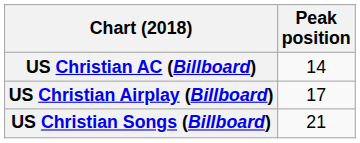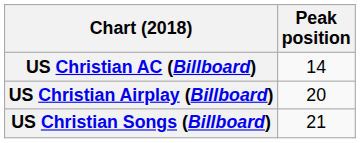(316, 94) 17 -> (316, 94) 20
